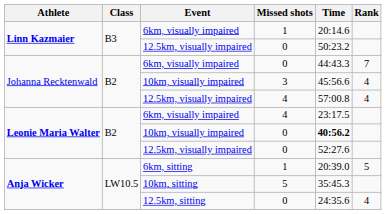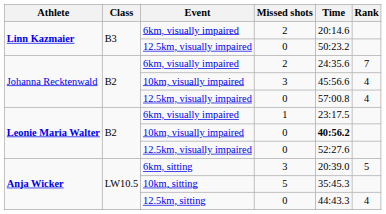(285, 30) 1 -> (285, 30) 2
(285, 64) 0 -> (285, 64) 2
(334, 64) 44:43.3 -> (334, 64) 24:35.6
(285, 98) 4 -> (285, 98) 0
(285, 116) 4 -> (285, 116) 1
(285, 167) 1 -> (285, 167) 3
(334, 201) 24:35.6 -> (334, 201) 44:43.3
